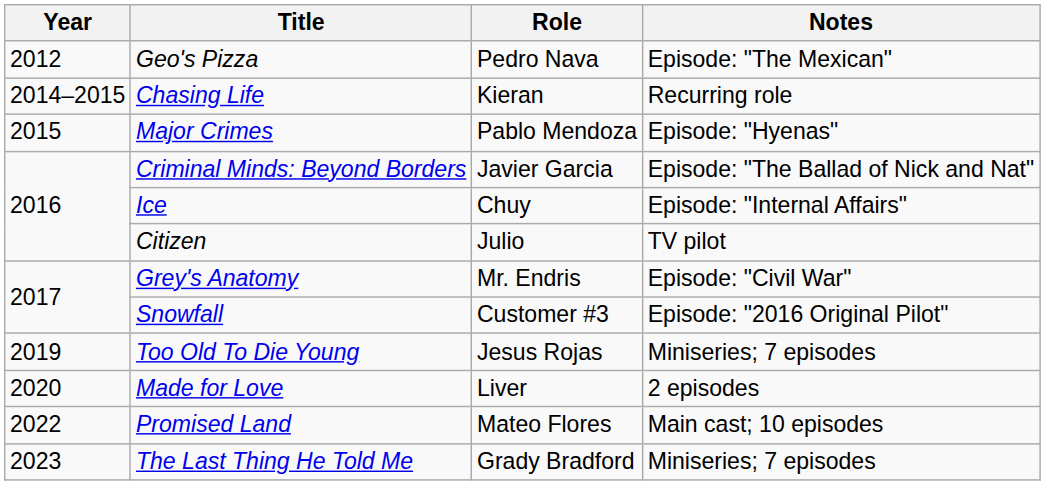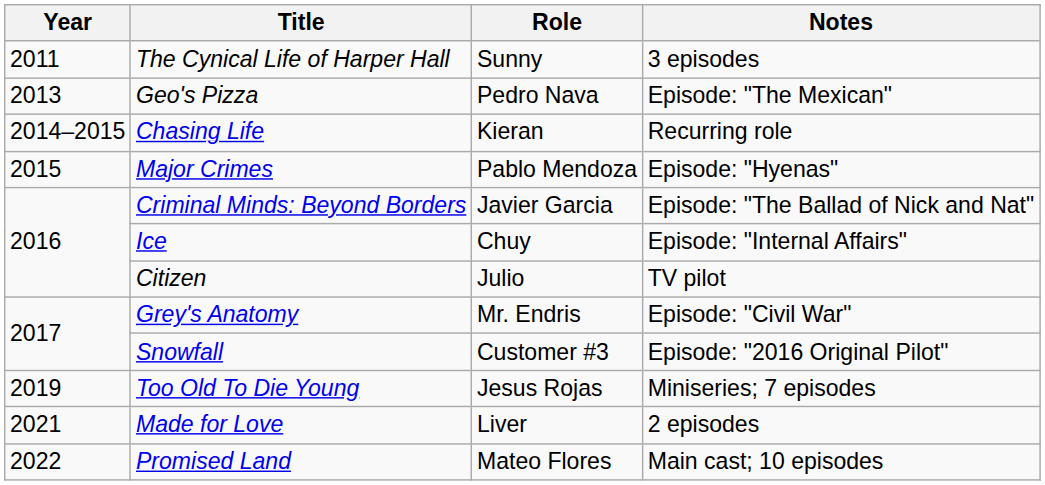+ row: (293, 59)
(36, 59) 2012 -> (36, 95) 2013
(36, 388) 2020 -> (36, 424) 2021
- row: (275, 461)
